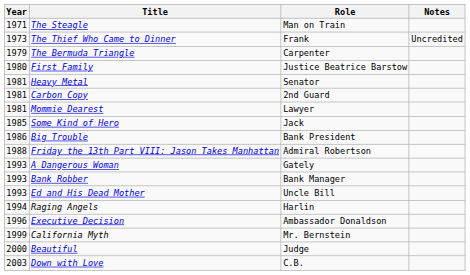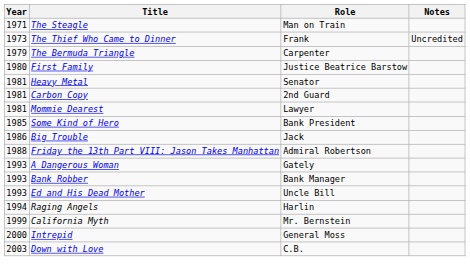(293, 123) Jack -> (319, 123) Bank President
(319, 137) Bank President -> (293, 137) Jack
- row: (78, 221)
+ row: (52, 235)
- row: (54, 249)
